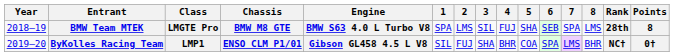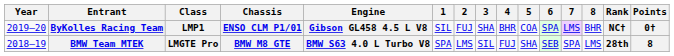rows swapped: (107, 28) <-> (107, 43)
